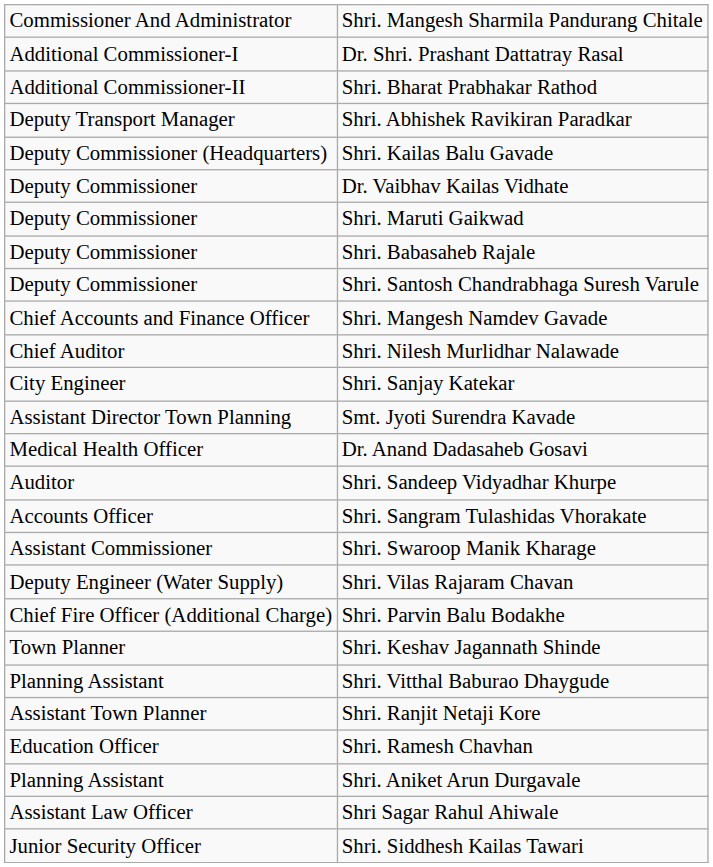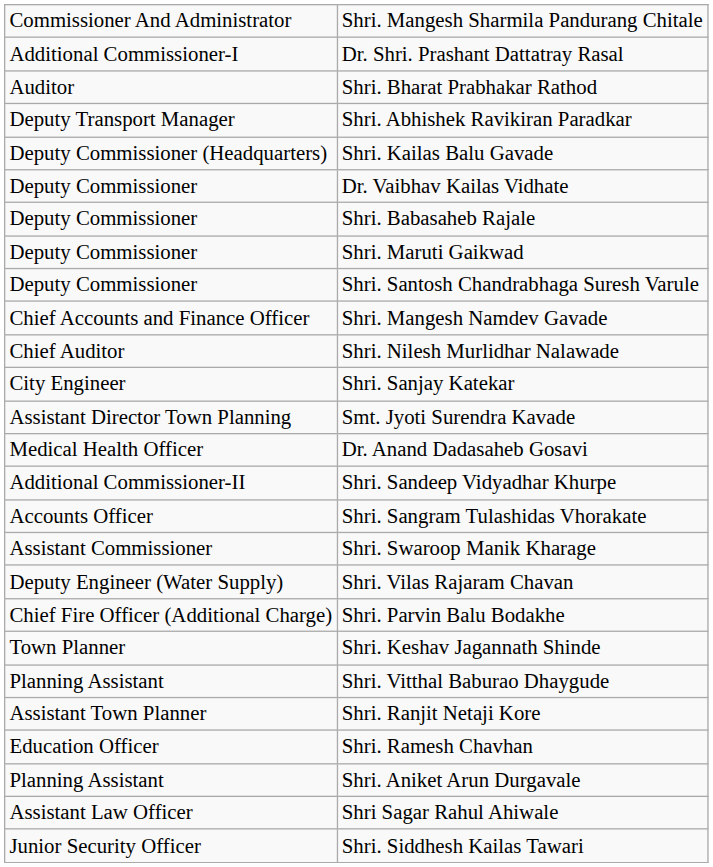(127, 86) Additional Commissioner-II -> (42, 86) Auditor
rows swapped: (433, 218) <-> (438, 251)
(42, 482) Auditor -> (127, 482) Additional Commissioner-II
